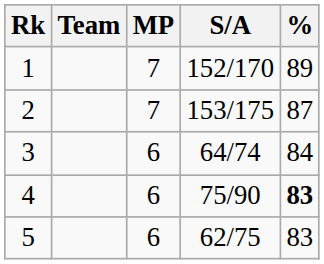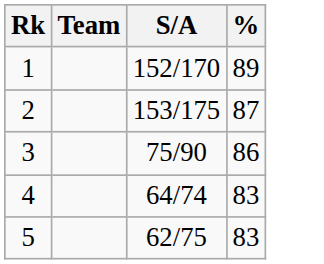- column: (153, 25)
(230, 152) 64/74 -> (176, 152) 75/90
(300, 152) 84 -> (246, 152) 86
(230, 195) 75/90 -> (176, 195) 64/74
(300, 195) bold -> (246, 195) normal
